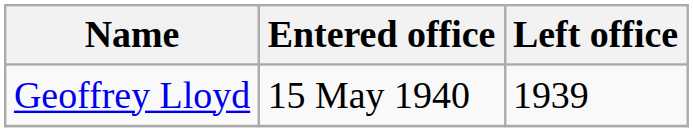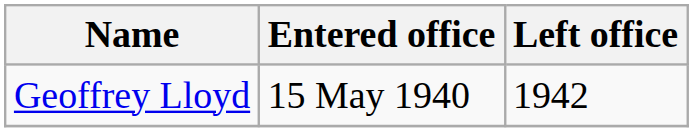(551, 94) 1939 -> (551, 94) 1942
